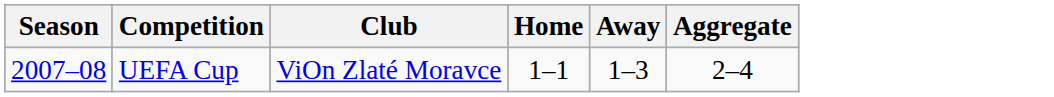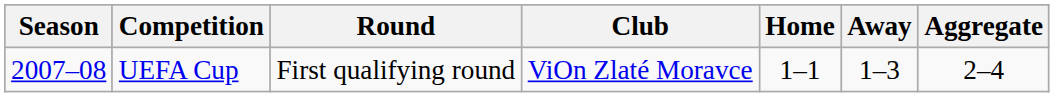+ column: (396, 26)
